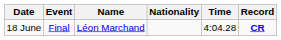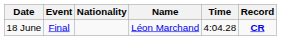columns swapped: (111, 12) <-> (174, 12)
